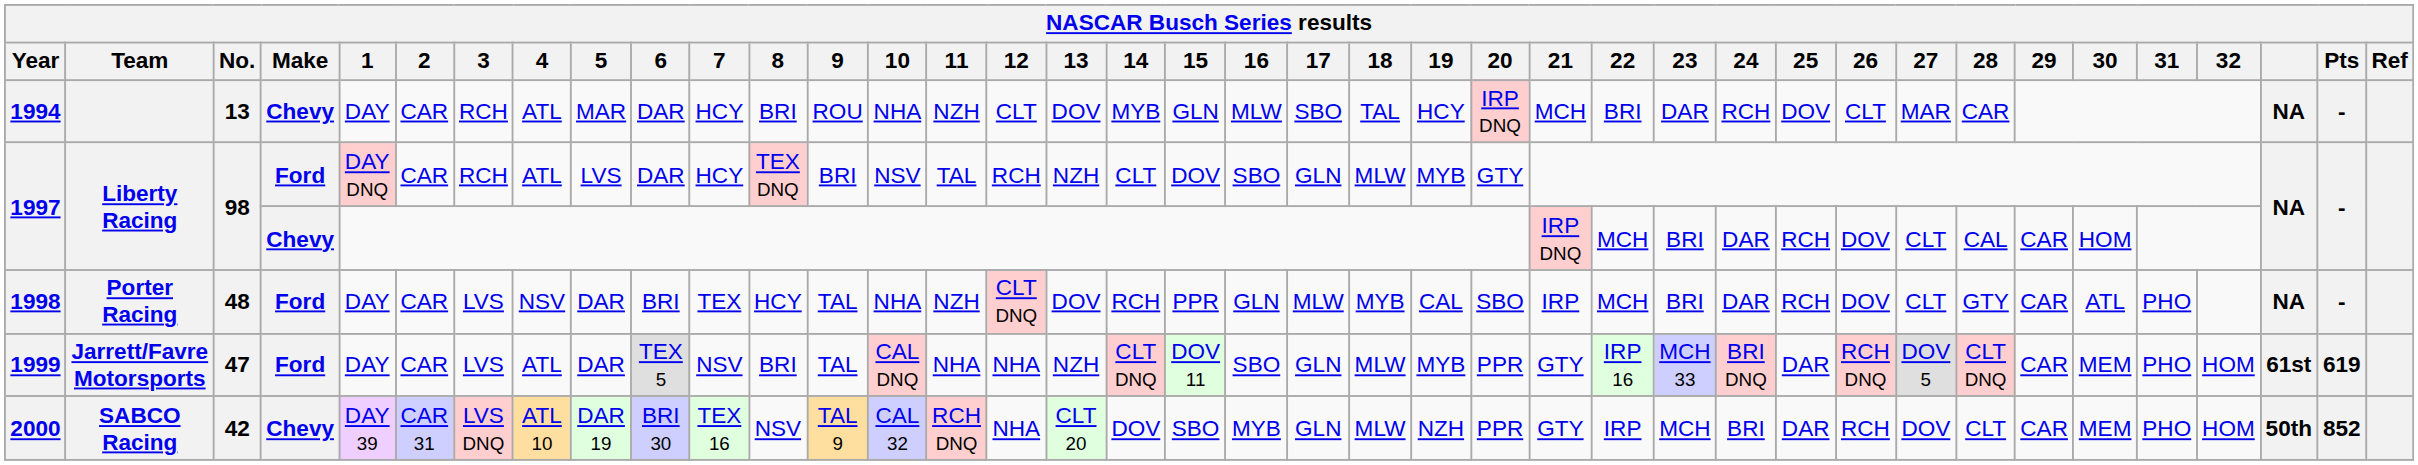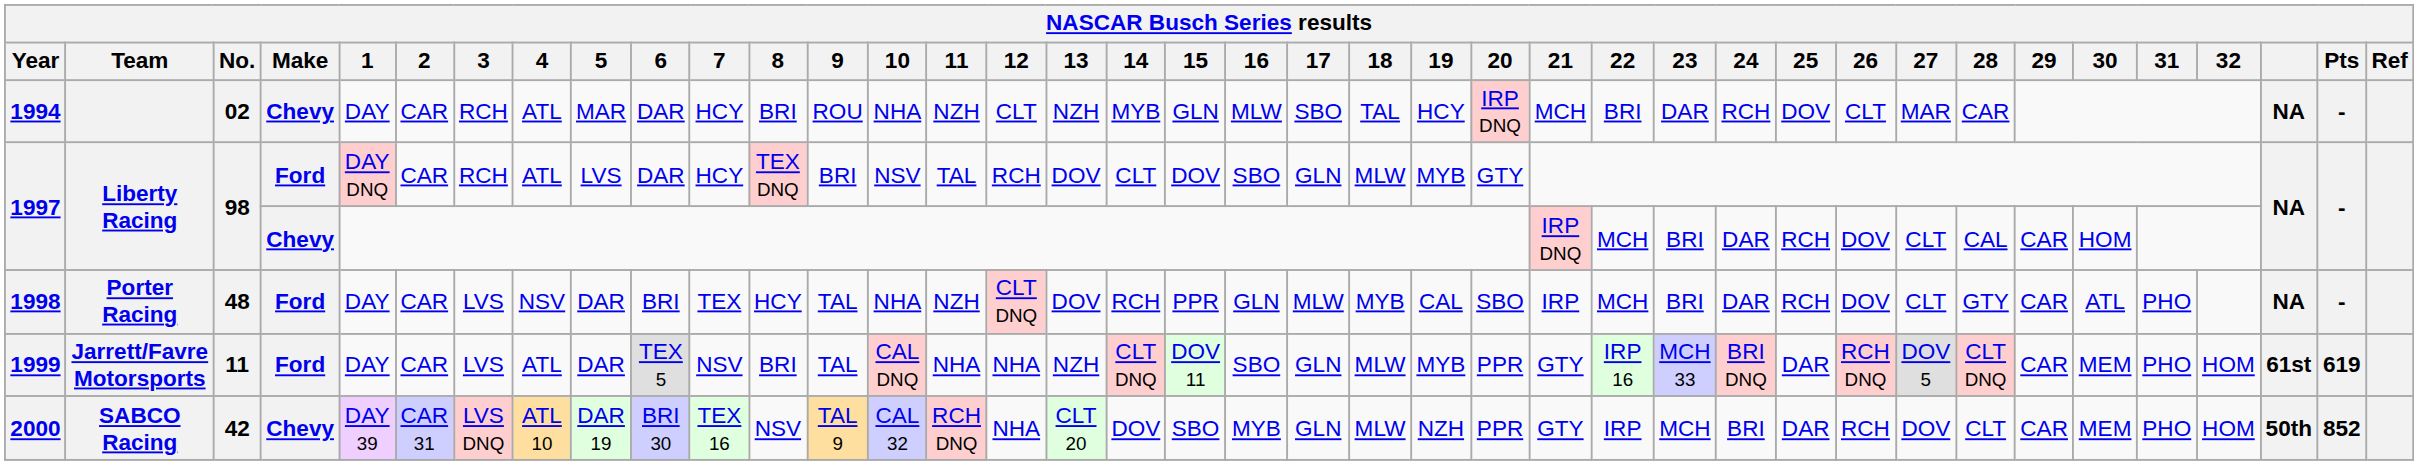(237, 111) 13 -> (237, 111) 02
(1076, 111) DOV -> (1076, 111) NZH
(1076, 175) NZH -> (1076, 175) DOV
(237, 365) 47 -> (237, 365) 11
